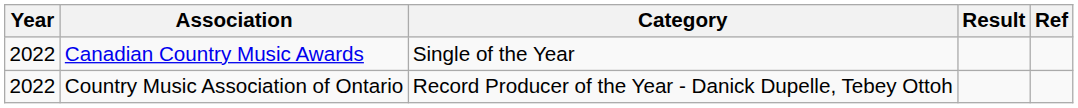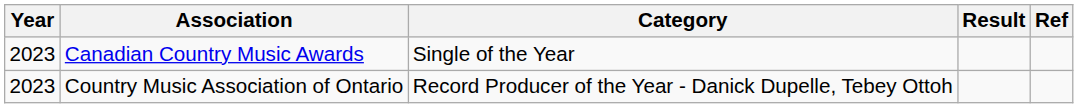(32, 53) 2022 -> (32, 53) 2023
(32, 86) 2022 -> (32, 86) 2023
